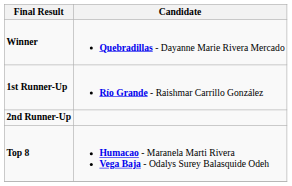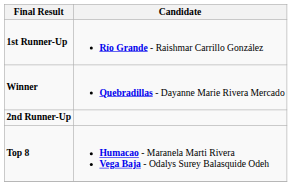rows swapped: (22, 42) <-> (37, 87)
